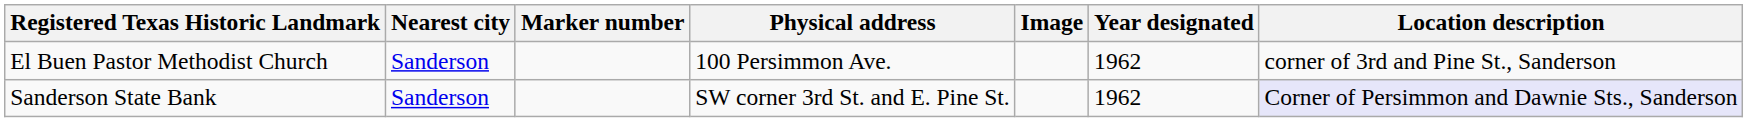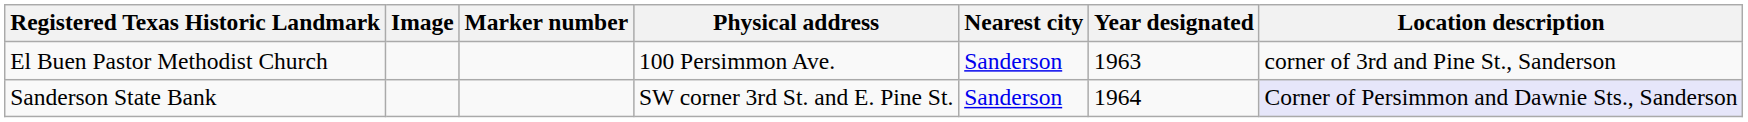columns swapped: (1052, 23) <-> (451, 23)
(1118, 60) 1962 -> (1118, 60) 1963
(1118, 97) 1962 -> (1118, 97) 1964
